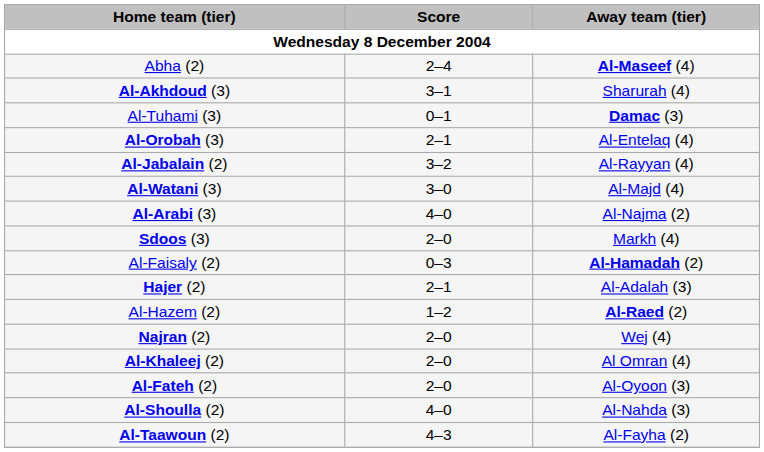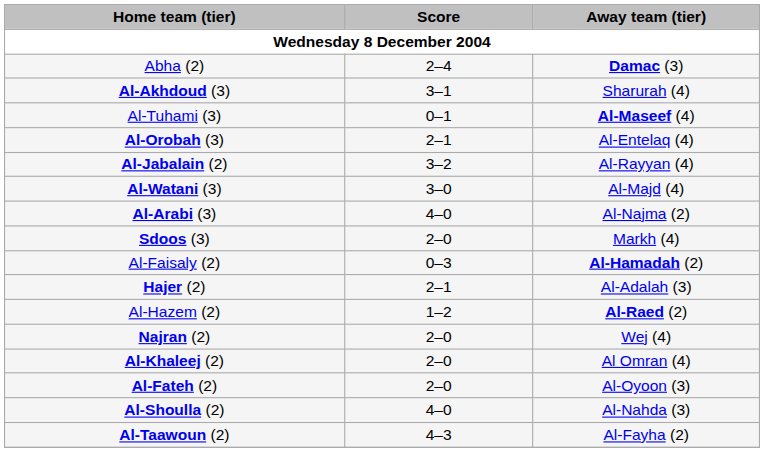(646, 66) Al-Maseef (4) -> (646, 66) Damac (3)
(646, 115) Damac (3) -> (646, 115) Al-Maseef (4)
